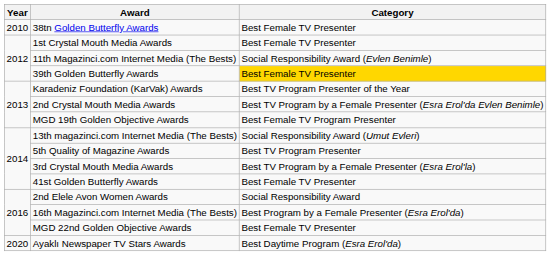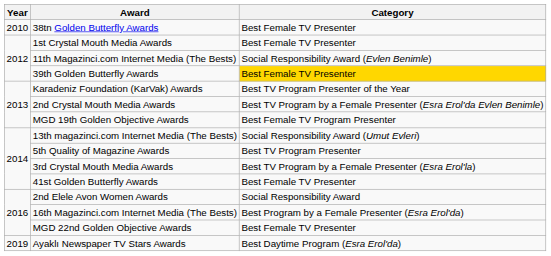(17, 243) 2020 -> (17, 243) 2019
